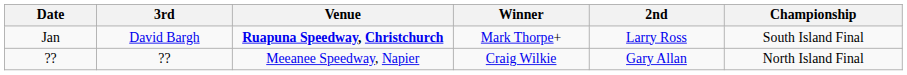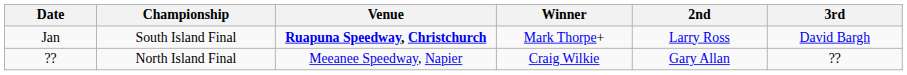columns swapped: (813, 15) <-> (164, 15)
